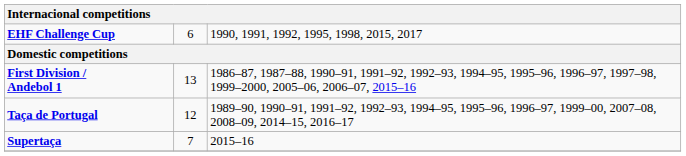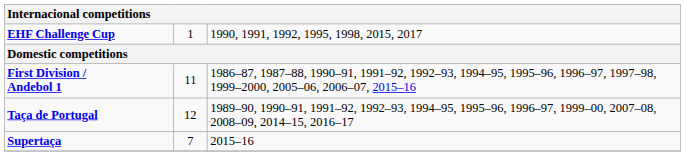(190, 34) 6 -> (190, 34) 1
(190, 80) 13 -> (190, 80) 11
